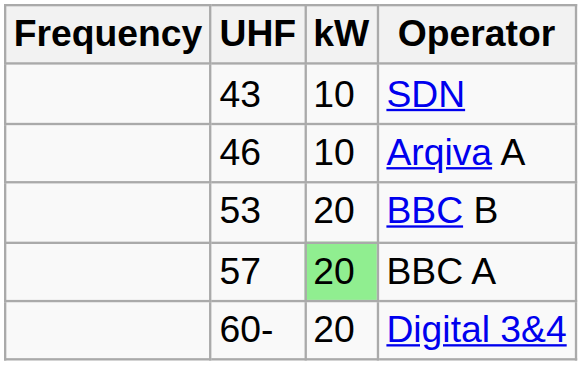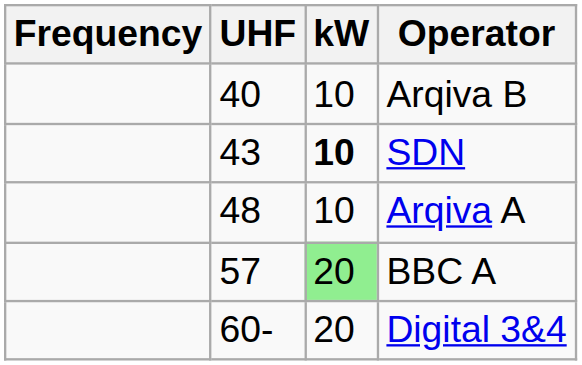+ row: (457, 93)
(334, 93) normal -> (334, 152) bold
(240, 152) 46 -> (240, 211) 48
- row: (442, 211)
